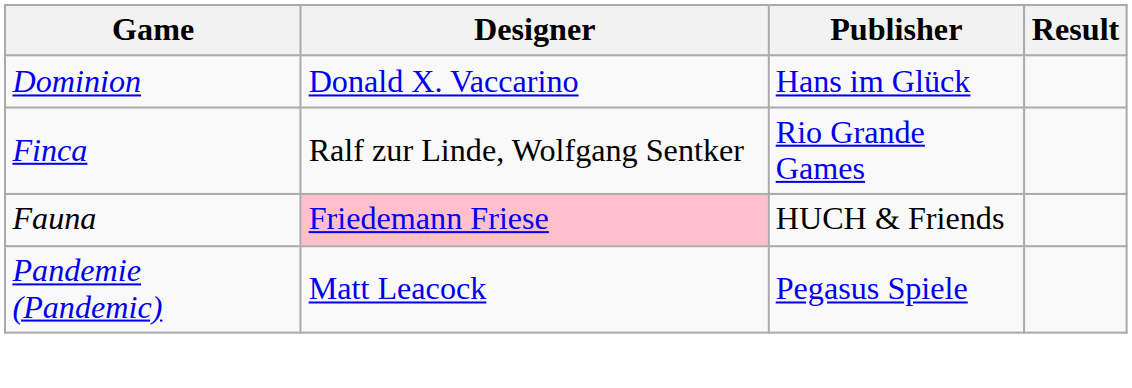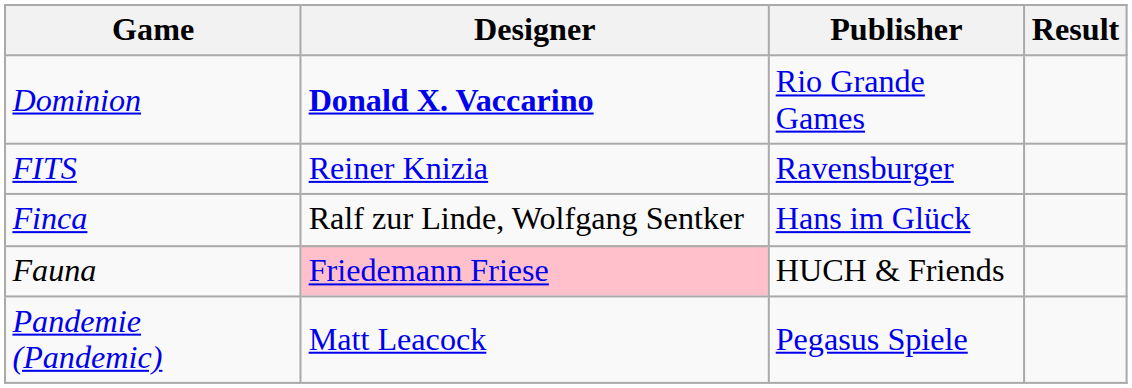(444, 81) normal -> (451, 99) bold
(873, 81) Hans im Glück -> (850, 99) Rio Grande Games
+ row: (45, 168)
(850, 150) Rio Grande Games -> (873, 219) Hans im Glück
